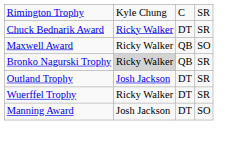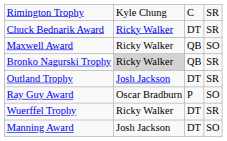+ row: (40, 95)
